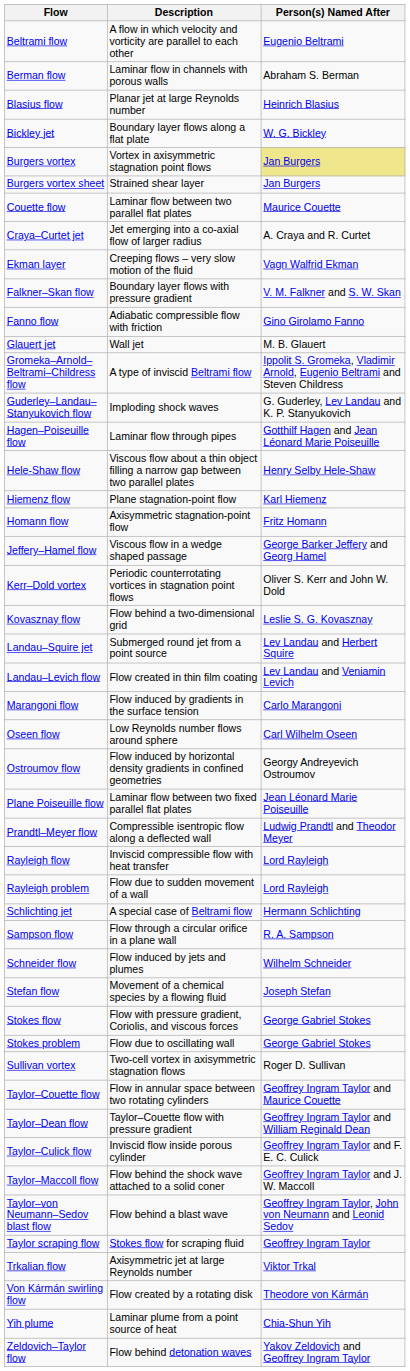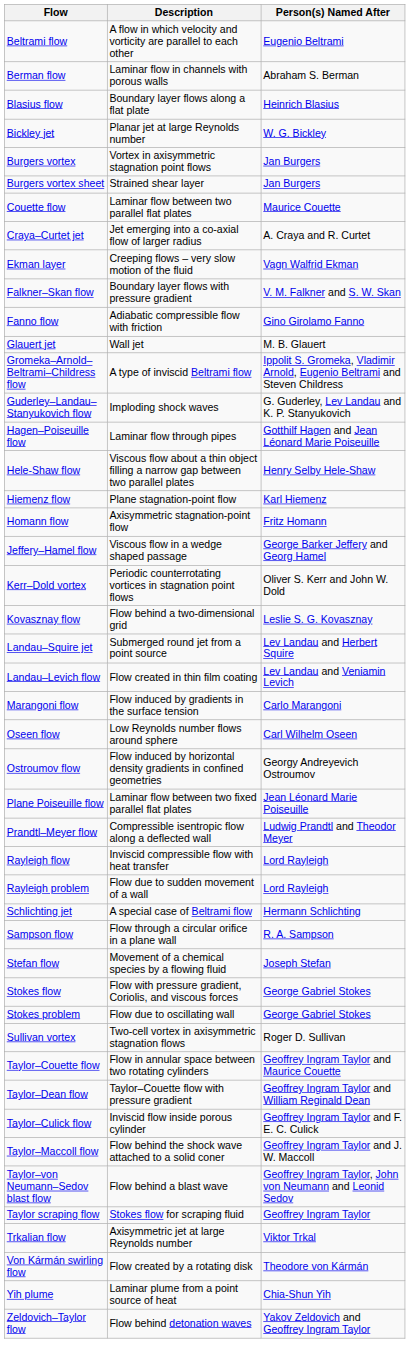(174, 104) Planar jet at large Reynolds number -> (177, 104) Boundary layer flows along a flat plate
(177, 133) Boundary layer flows along a flat plate -> (174, 133) Planar jet at large Reynolds number
(292, 161) khaki background -> (292, 161) no background
- row: (41, 963)
